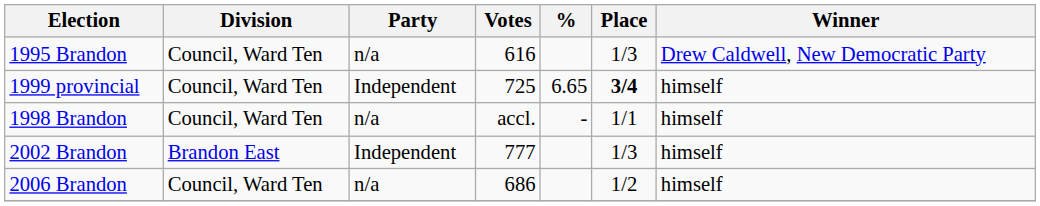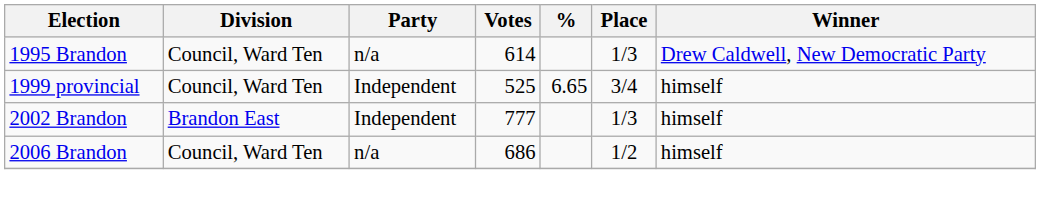(520, 53) 616 -> (520, 53) 614
(520, 86) 725 -> (520, 86) 525
(624, 86) bold -> (624, 86) normal
- row: (68, 119)
